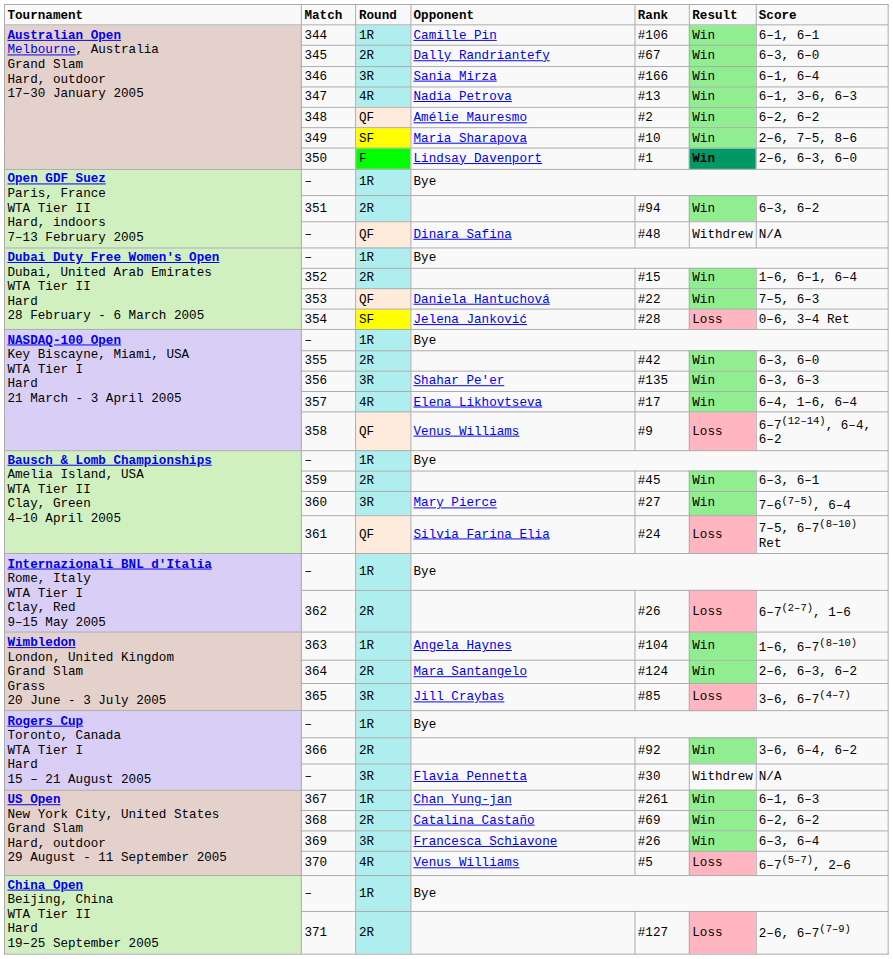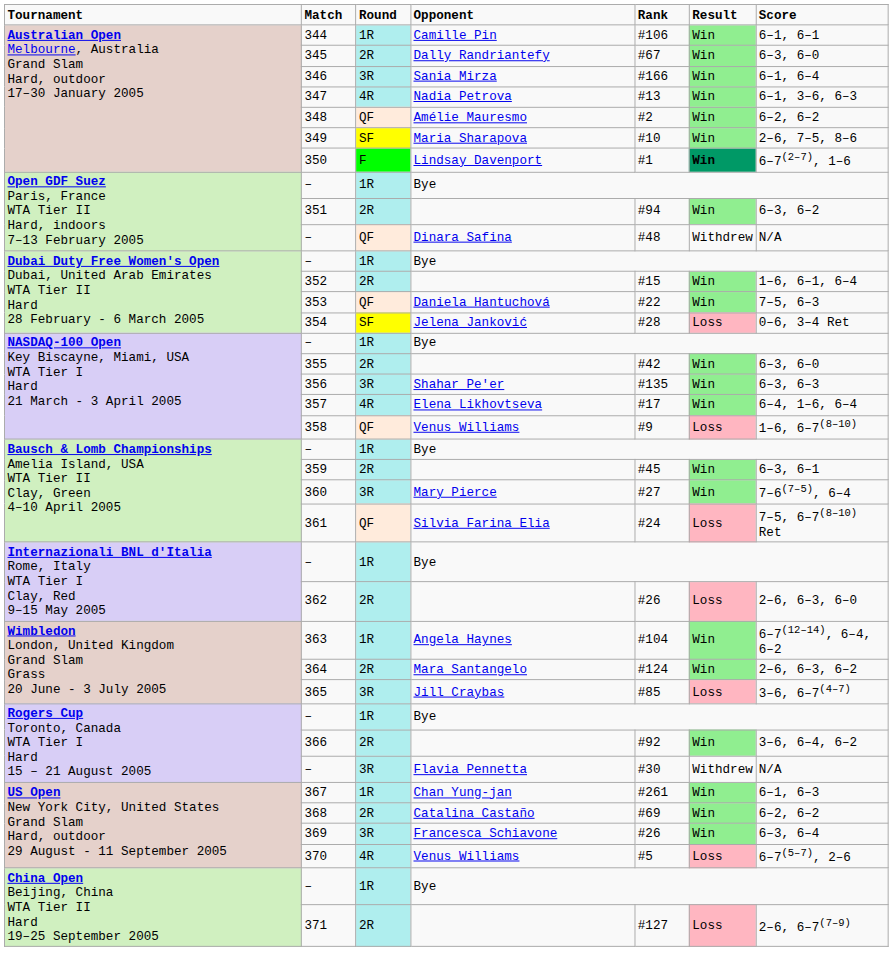(808, 159) 2–6, 6–3, 6–0 -> (805, 160) 6–7(2–7), 1–6
(815, 431) 6–7(12–14), 6–4, 6–2 -> (808, 427) 1–6, 6–7(8–10)
(805, 611) 6–7(2–7), 1–6 -> (808, 601) 2–6, 6–3, 6–0
(808, 646) 1–6, 6–7(8–10) -> (815, 640) 6–7(12–14), 6–4, 6–2
